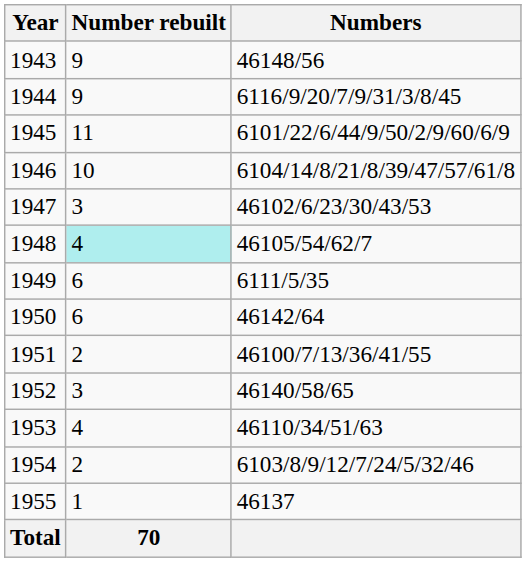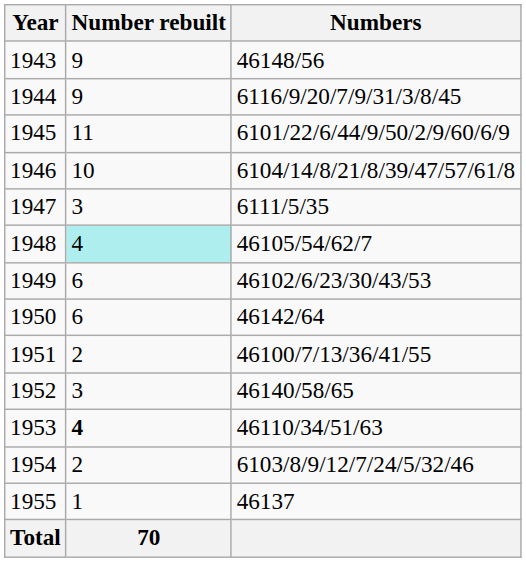(334, 206) 46102/6/23/30/43/53 -> (283, 206) 6111/5/35
(283, 280) 6111/5/35 -> (334, 280) 46102/6/23/30/43/53
(77, 427) normal -> (77, 427) bold
